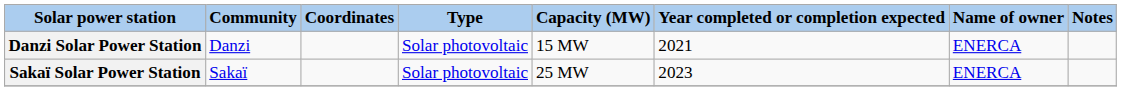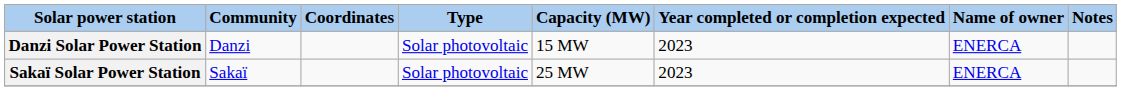(675, 45) 2021 -> (675, 45) 2023
